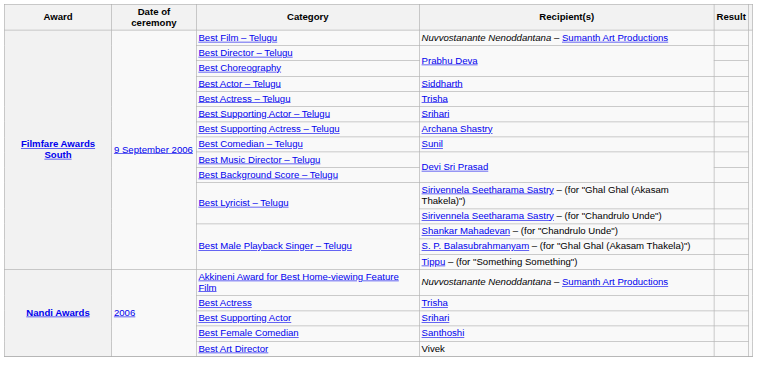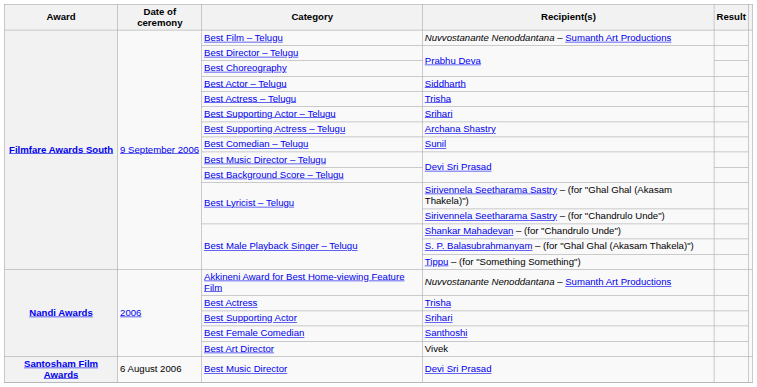+ row: (246, 369)
